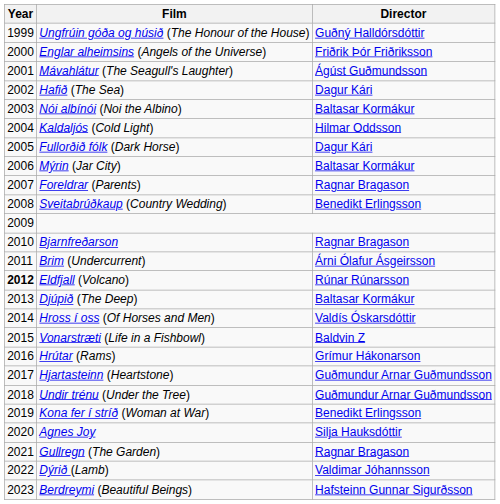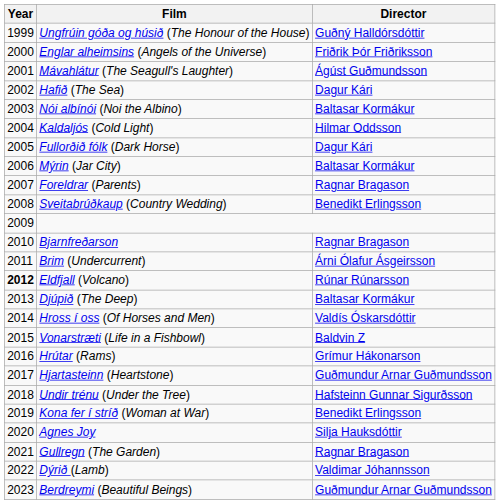(403, 394) Guðmundur Arnar Guðmundsson -> (394, 394) Hafsteinn Gunnar Sigurðsson
(394, 489) Hafsteinn Gunnar Sigurðsson -> (403, 489) Guðmundur Arnar Guðmundsson
